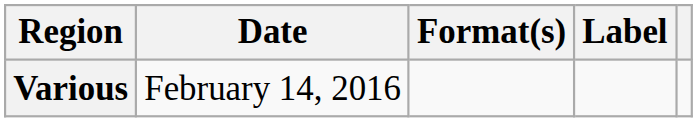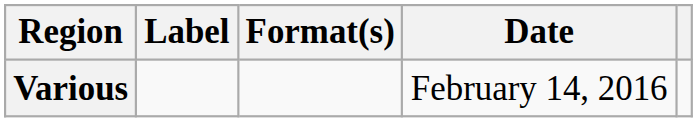columns swapped: (273, 32) <-> (625, 32)
